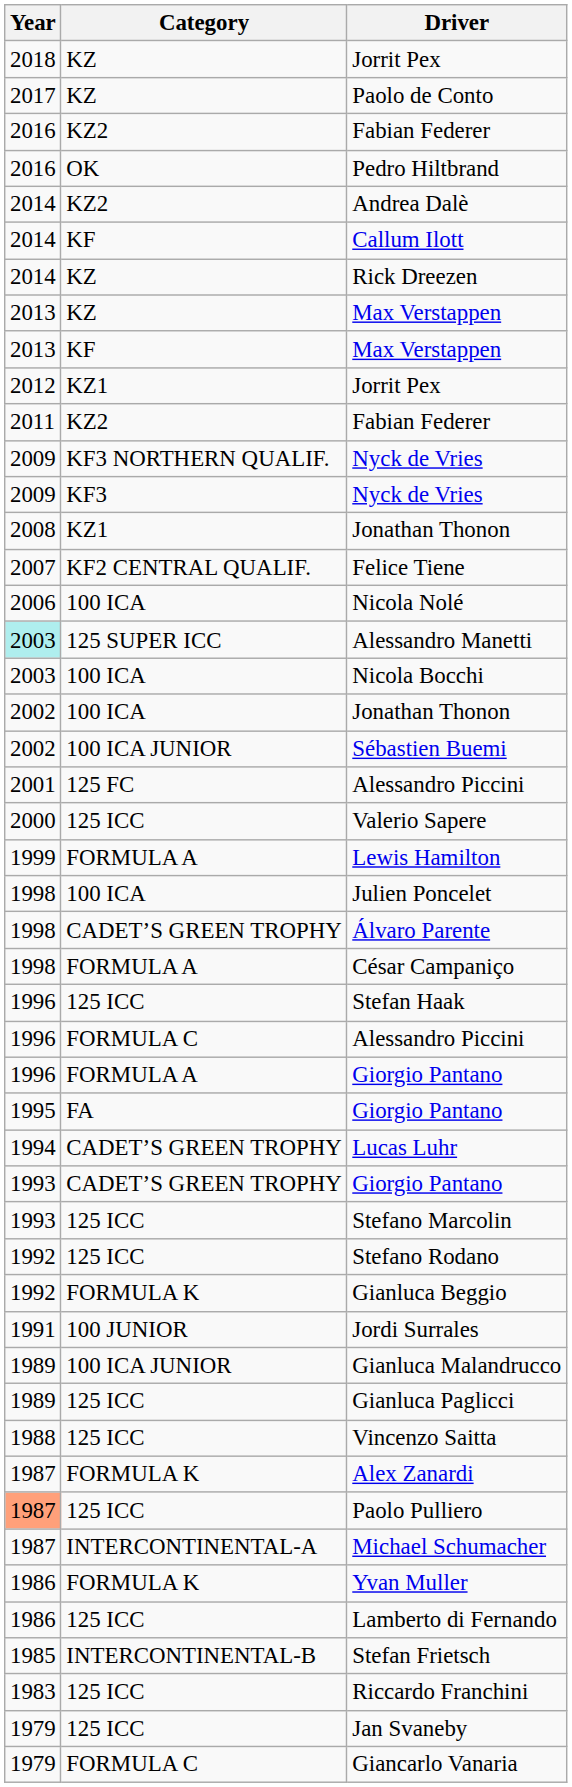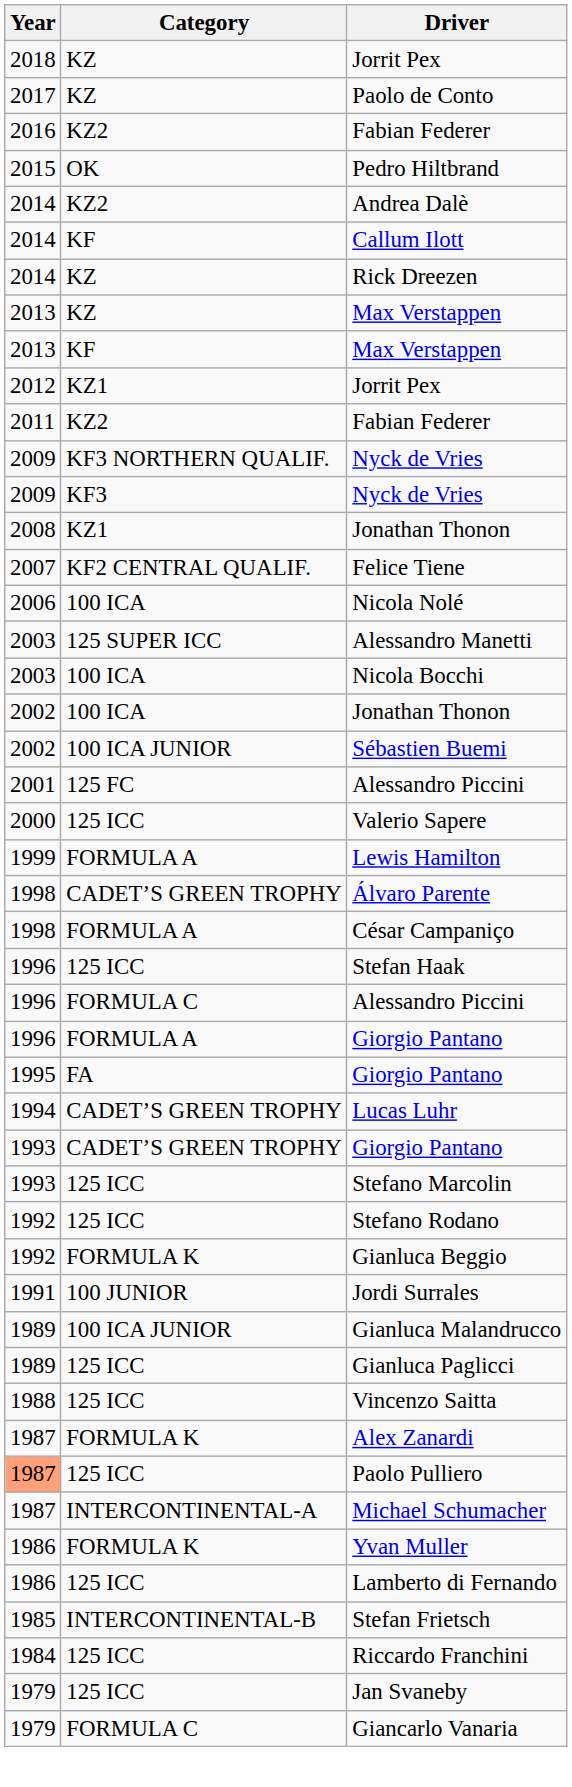(33, 167) 2016 -> (33, 167) 2015
(33, 639) paleturquoise background -> (33, 639) no background
- row: (106, 893)
(33, 1691) 1983 -> (33, 1655) 1984
